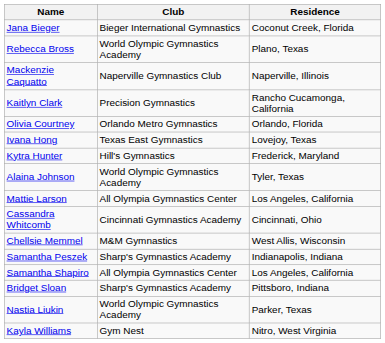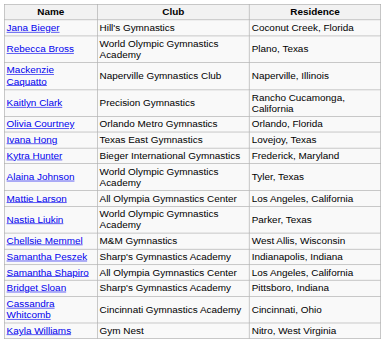(170, 28) Bieger International Gymnastics -> (137, 28) Hill's Gymnastics
(137, 155) Hill's Gymnastics -> (170, 155) Bieger International Gymnastics
rows swapped: (35, 309) <-> (31, 219)
